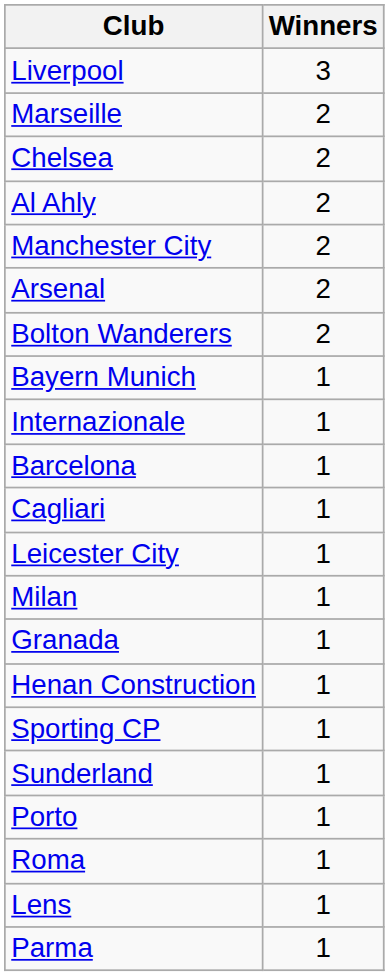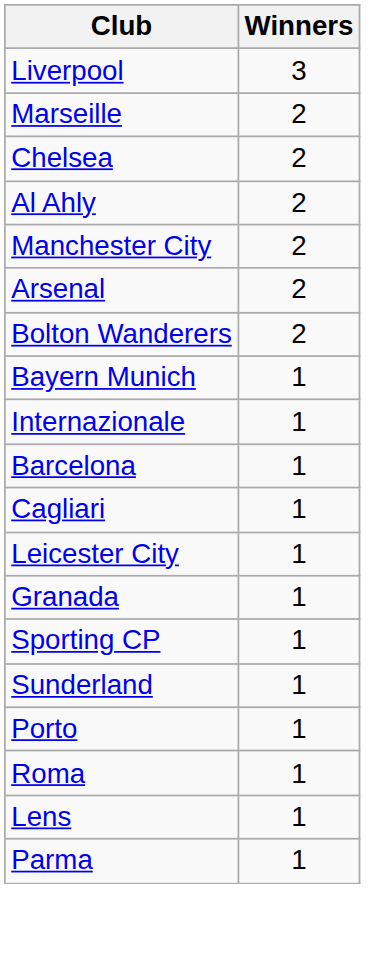- row: (44, 597)
- row: (134, 684)
